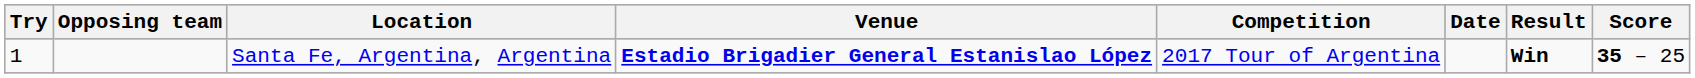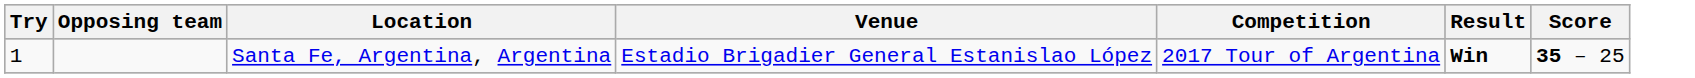- column: (1475, 22)
(887, 56) bold -> (887, 56) normal
